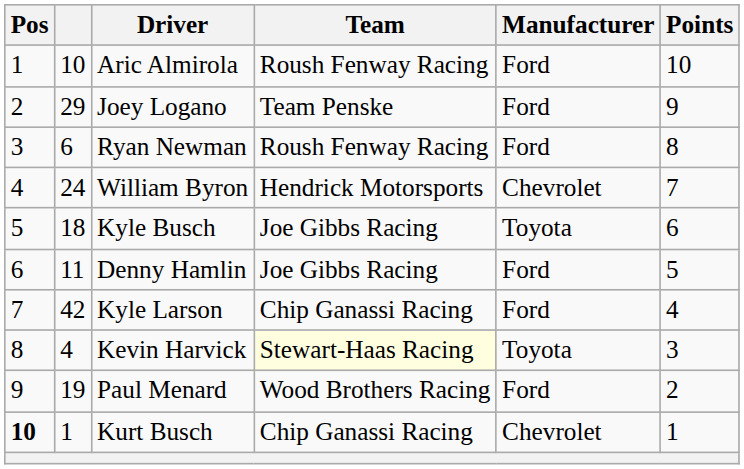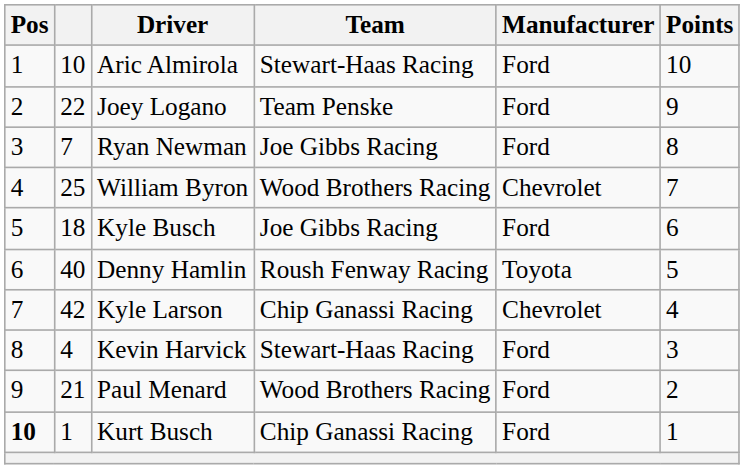(374, 65) Roush Fenway Racing -> (367, 65) Stewart-Haas Racing
(73, 105) 29 -> (73, 105) 22
(66, 146) 6 -> (66, 146) 7
(374, 146) Roush Fenway Racing -> (349, 146) Joe Gibbs Racing
(73, 187) 24 -> (73, 187) 25
(372, 187) Hendrick Motorsports -> (375, 187) Wood Brothers Racing
(537, 227) Toyota -> (526, 227) Ford
(72, 268) 11 -> (73, 268) 40
(349, 268) Joe Gibbs Racing -> (374, 268) Roush Fenway Racing
(526, 268) Ford -> (537, 268) Toyota
(526, 309) Ford -> (552, 309) Chevrolet
(367, 349) lightyellow background -> (367, 349) no background
(537, 349) Toyota -> (526, 349) Ford
(73, 390) 19 -> (73, 390) 21
(552, 431) Chevrolet -> (526, 431) Ford
